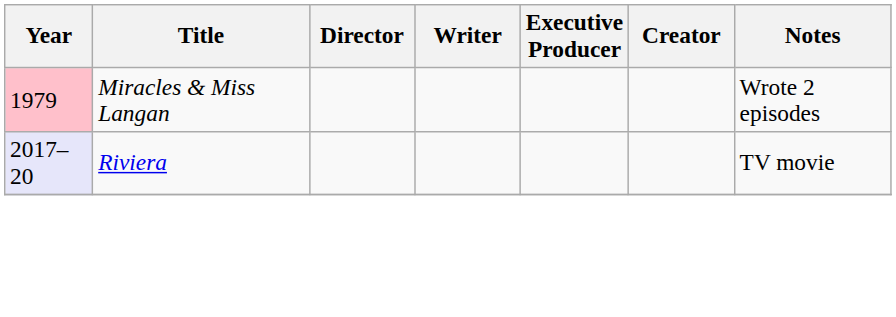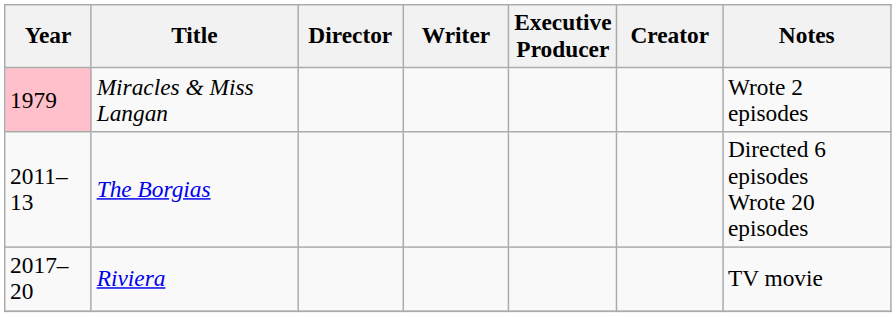+ row: (154, 189)
(39, 162) lavender background -> (39, 278) no background
